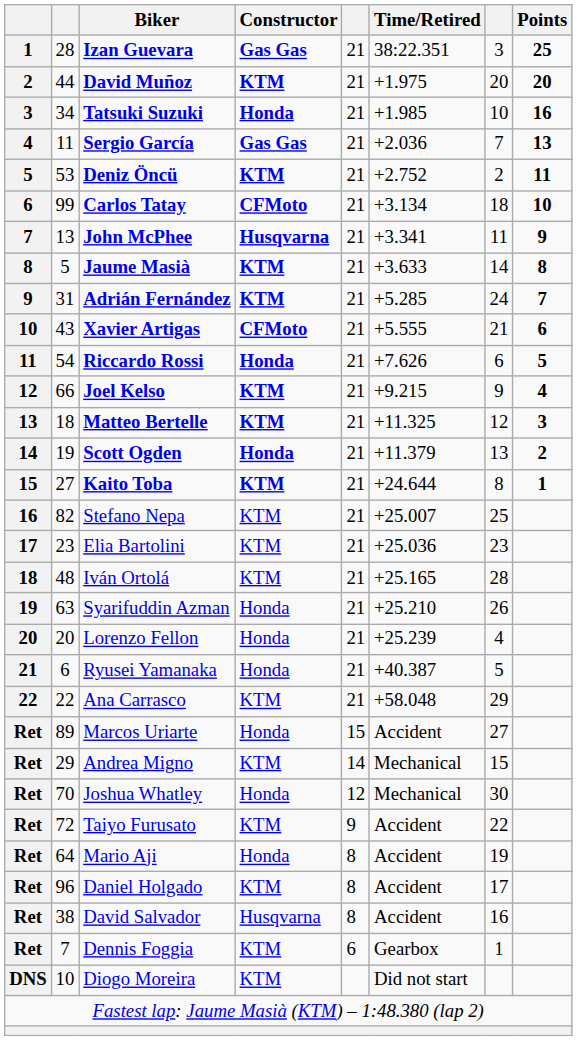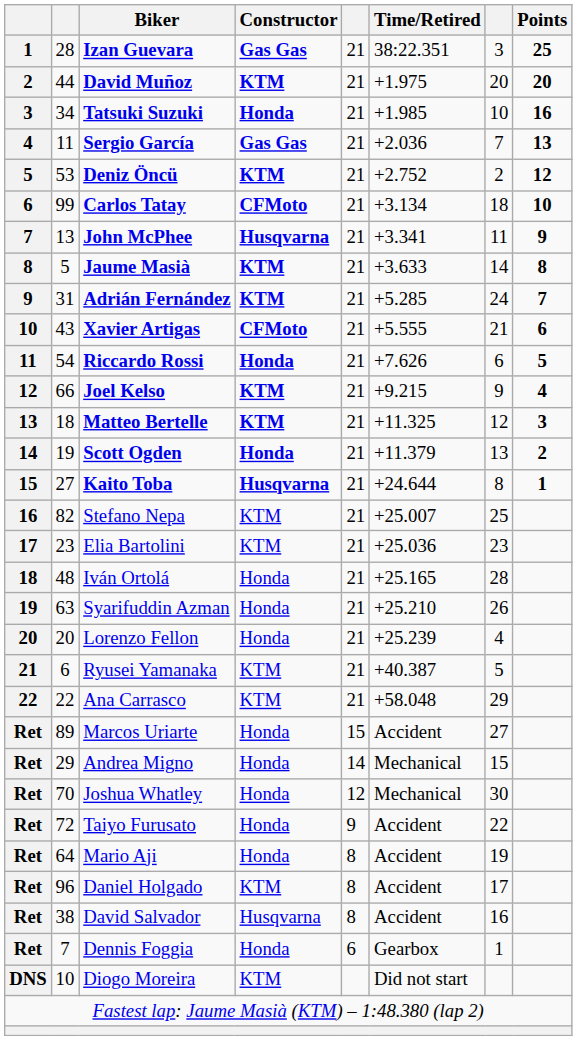(542, 174) 11 -> (542, 174) 12
(262, 484) KTM -> (284, 484) Husqvarna
(260, 576) KTM -> (265, 576) Honda
(265, 669) Honda -> (260, 669) KTM
(260, 762) KTM -> (265, 762) Honda
(260, 824) KTM -> (265, 824) Honda
(260, 948) KTM -> (265, 948) Honda
